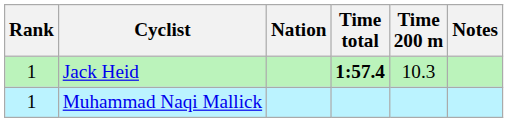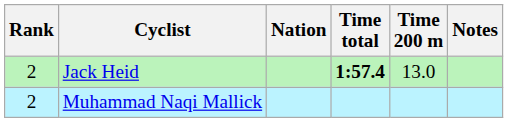(31, 71) 1 -> (31, 71) 2
(419, 71) 10.3 -> (419, 71) 13.0
(31, 102) 1 -> (31, 102) 2
